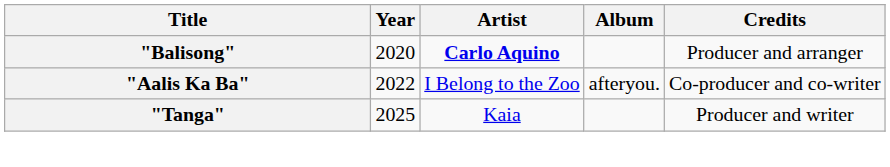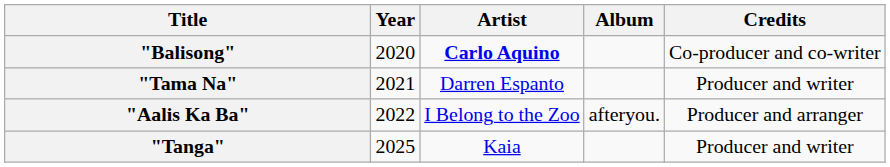(775, 51) Producer and arranger -> (775, 51) Co-producer and co-writer
+ row: (188, 83)
(775, 83) Co-producer and co-writer -> (775, 114) Producer and arranger
